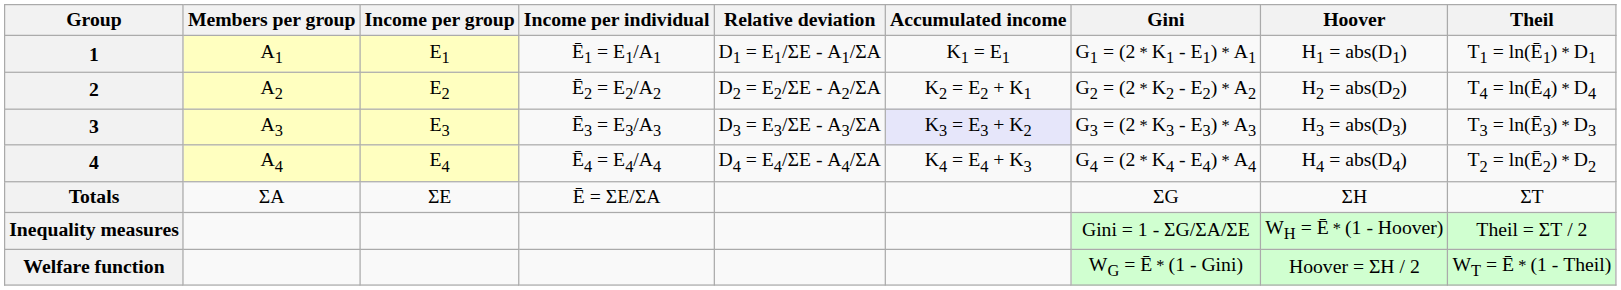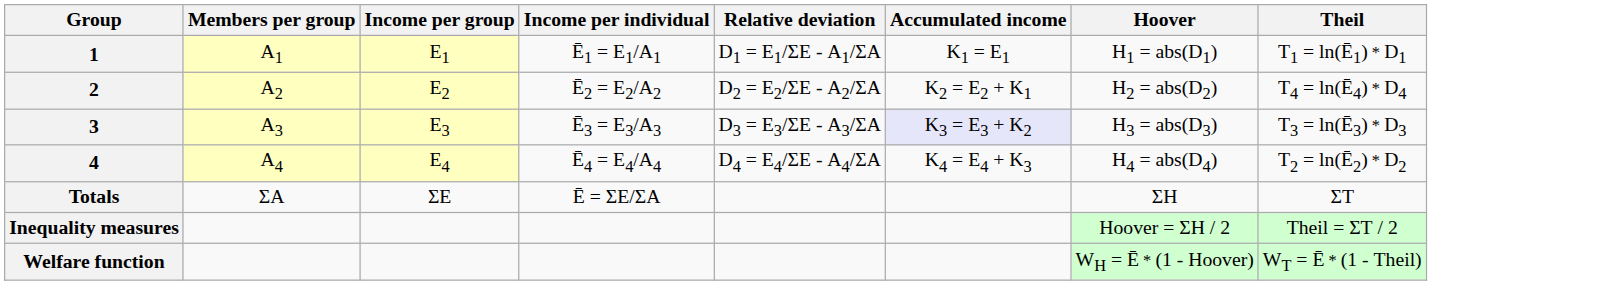- column: (1166, 20)
(1354, 230) WH = Ē * (1 - Hoover) -> (1165, 227) Hoover = ΣH / 2
(1354, 266) Hoover = ΣH / 2 -> (1165, 261) WH = Ē * (1 - Hoover)
